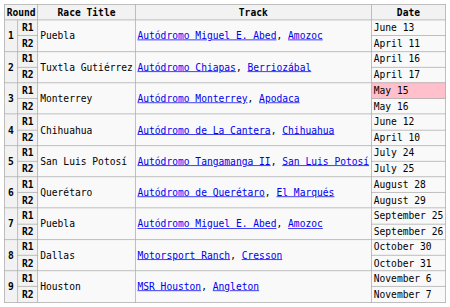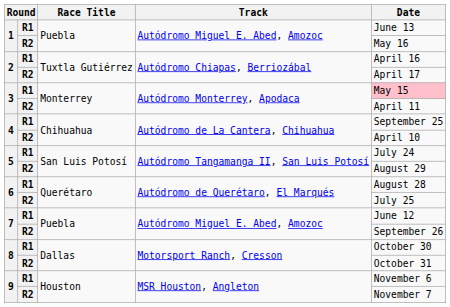(397, 44) April 11 -> (391, 44) May 16
(391, 106) May 16 -> (397, 106) April 11
(394, 122) June 12 -> (408, 122) September 25
(394, 169) July 25 -> (400, 169) August 29
(400, 200) August 29 -> (394, 200) July 25
(408, 216) September 25 -> (394, 216) June 12
